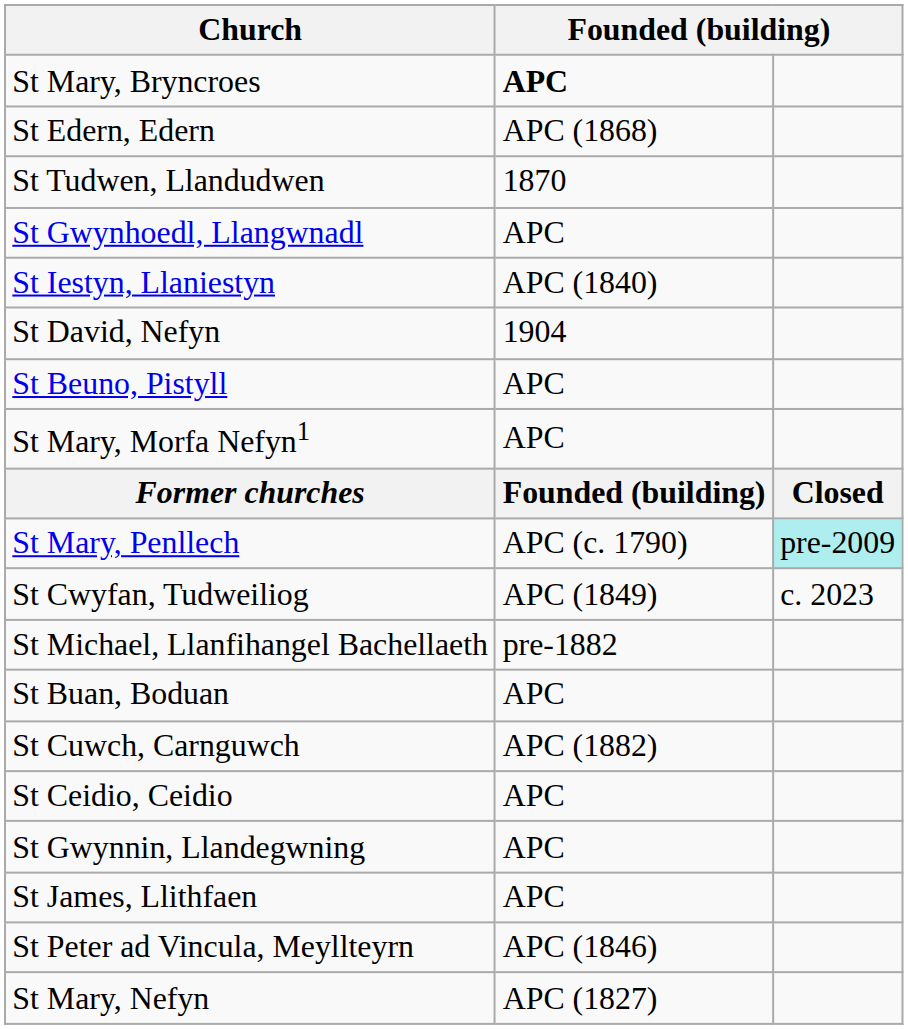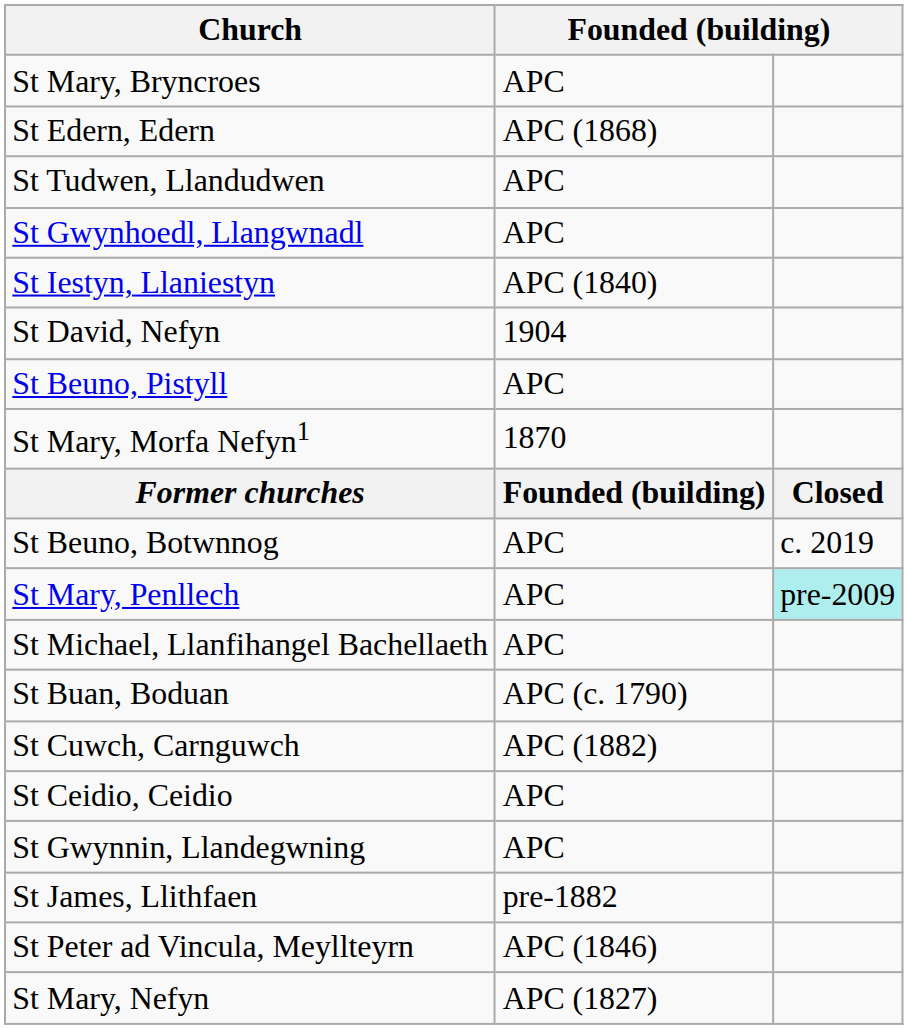(535, 80) bold -> (534, 80) normal
(535, 181) 1870 -> (534, 181) APC
(534, 438) APC -> (535, 438) 1870
+ row: (145, 543)
(595, 543) APC (c. 1790) -> (534, 593) APC
- row: (161, 593)
(560, 644) pre-1882 -> (534, 644) APC
(534, 694) APC -> (595, 694) APC (c. 1790)
(534, 896) APC -> (560, 896) pre-1882
